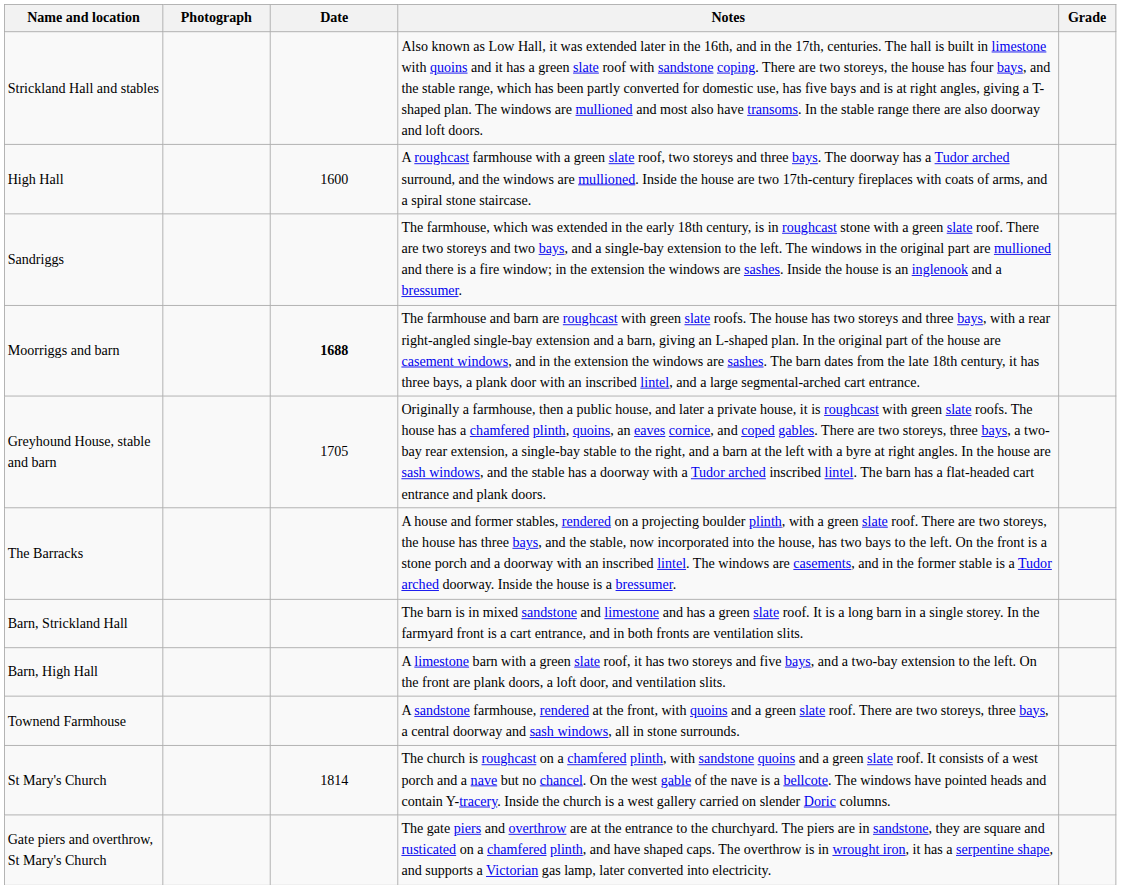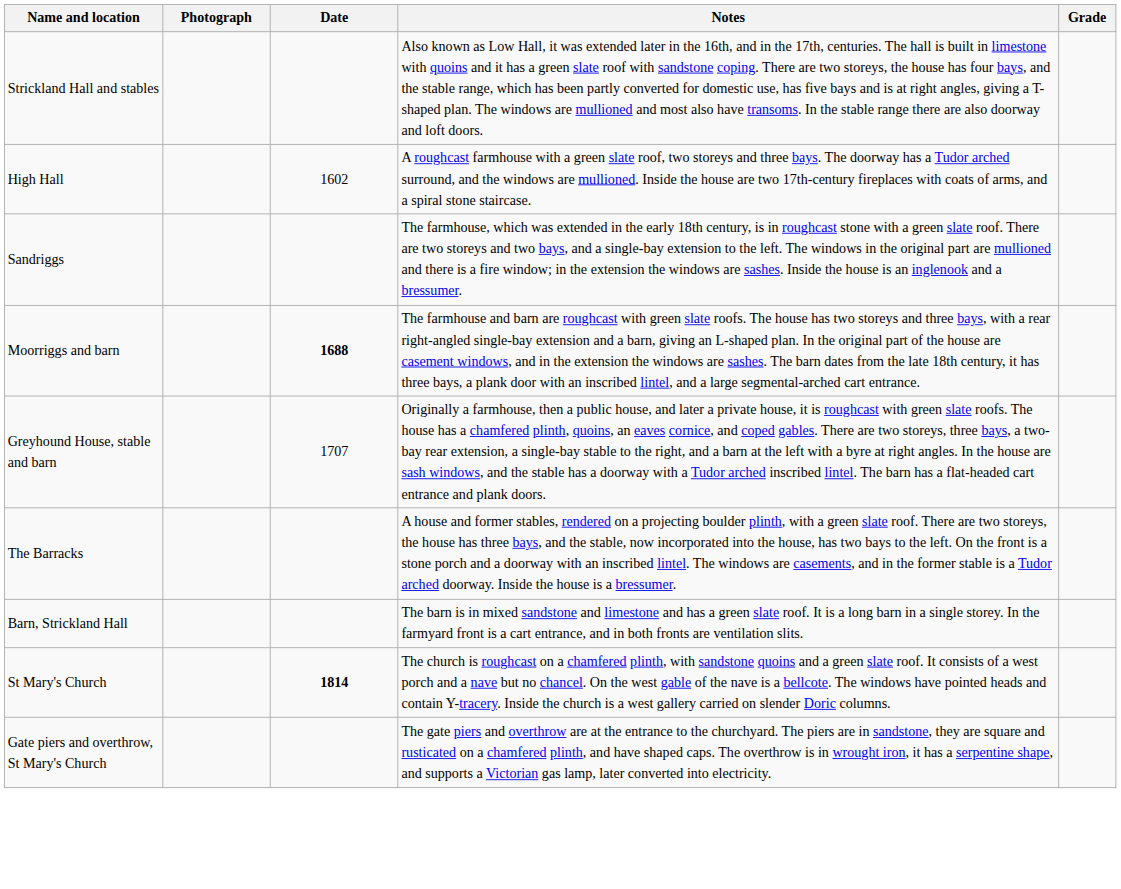(334, 179) 1600 -> (334, 179) 1602
(334, 452) 1705 -> (334, 452) 1707
- row: (53, 672)
- row: (67, 720)
(334, 780) normal -> (334, 682) bold
